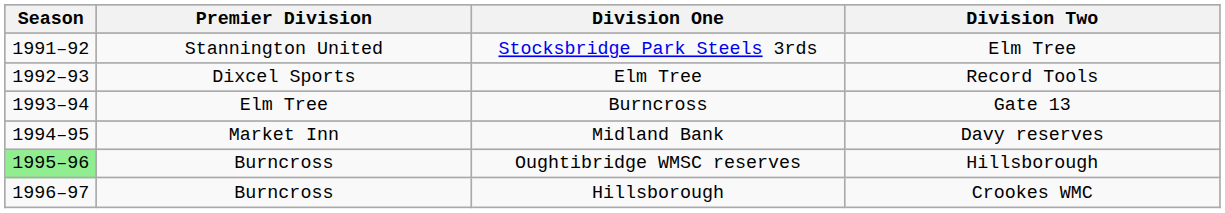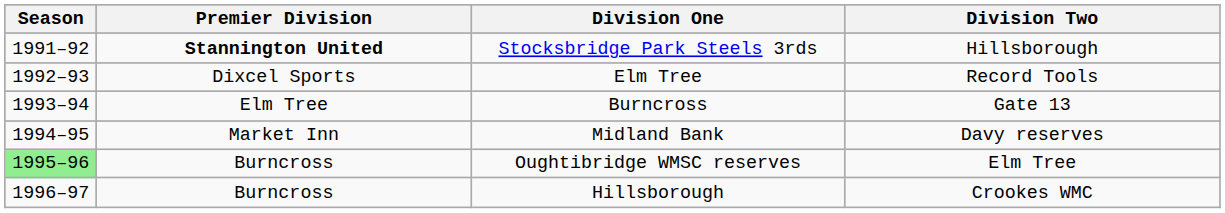(284, 48) normal -> (284, 48) bold
(1032, 48) Elm Tree -> (1032, 48) Hillsborough
(1032, 164) Hillsborough -> (1032, 164) Elm Tree
